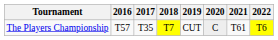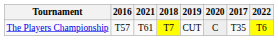columns swapped: (146, 12) <-> (238, 12)
